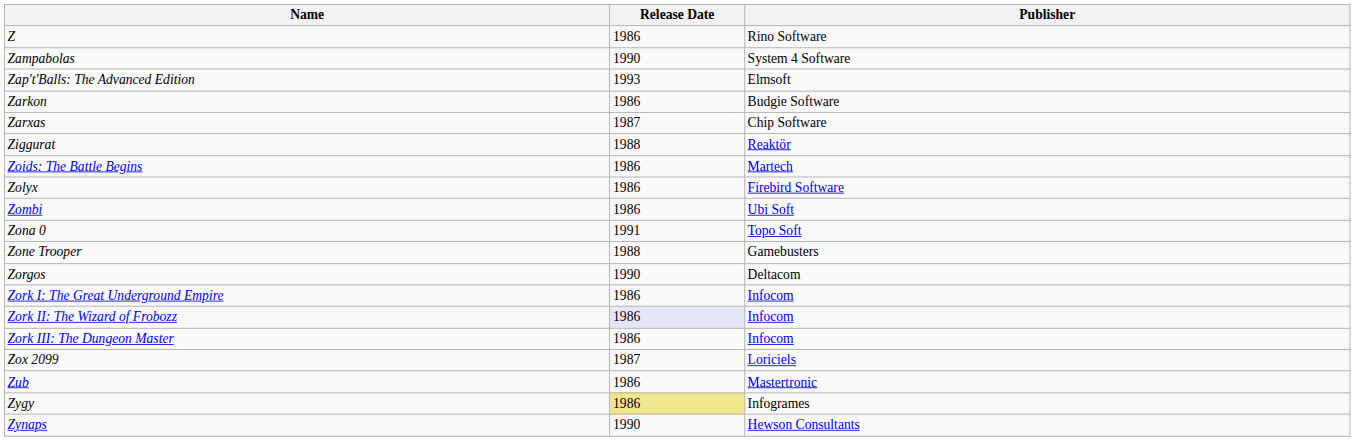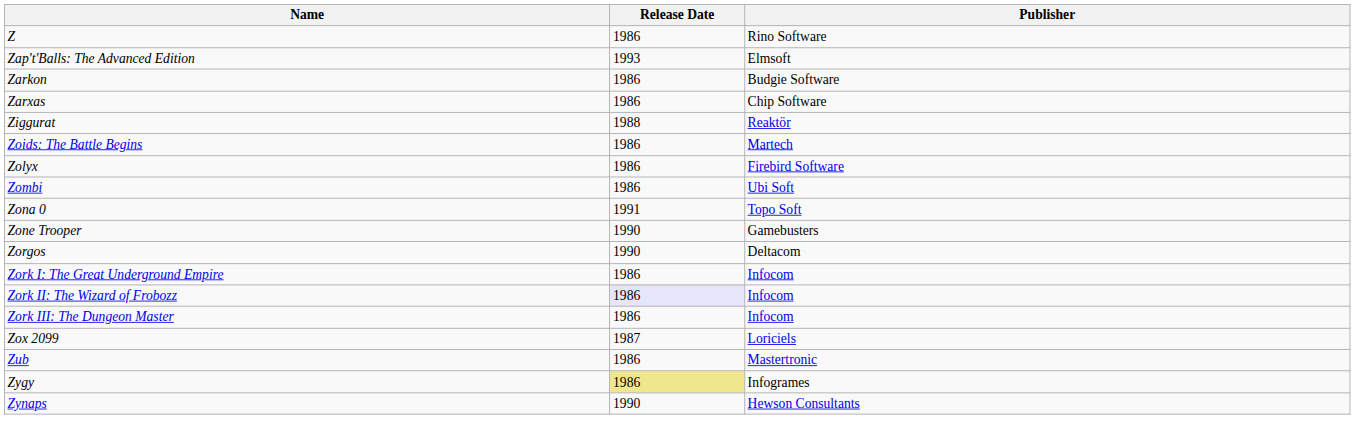- row: (41, 58)
(627, 123) 1987 -> (627, 101) 1986
(627, 252) 1988 -> (627, 230) 1990
